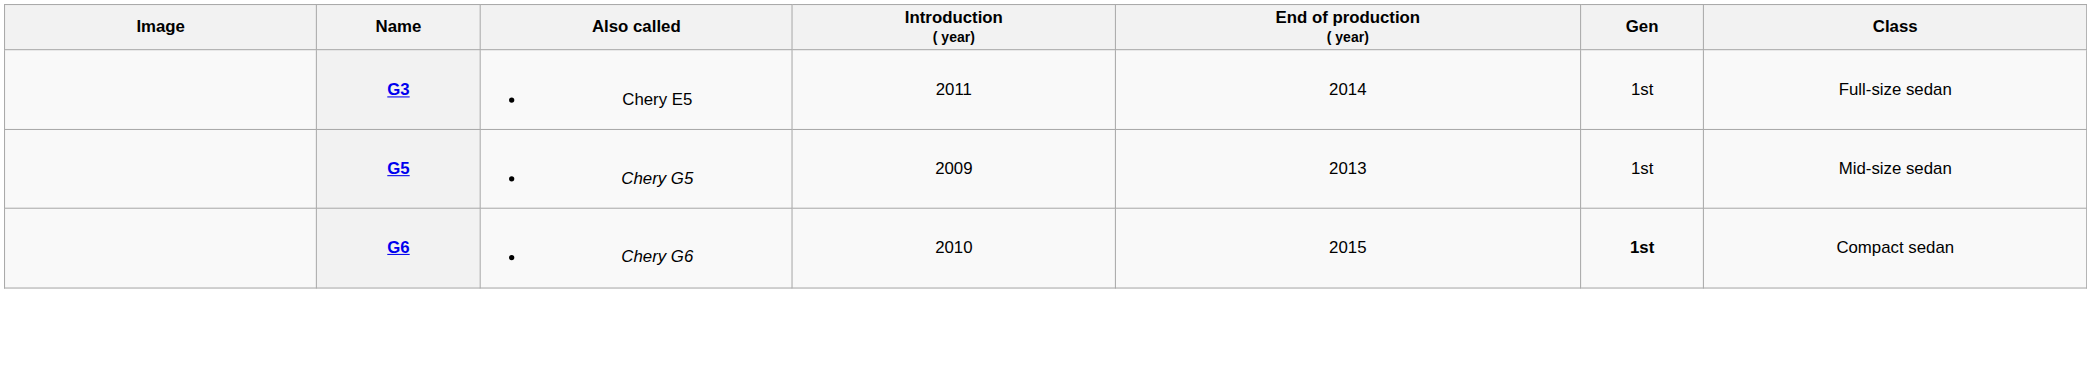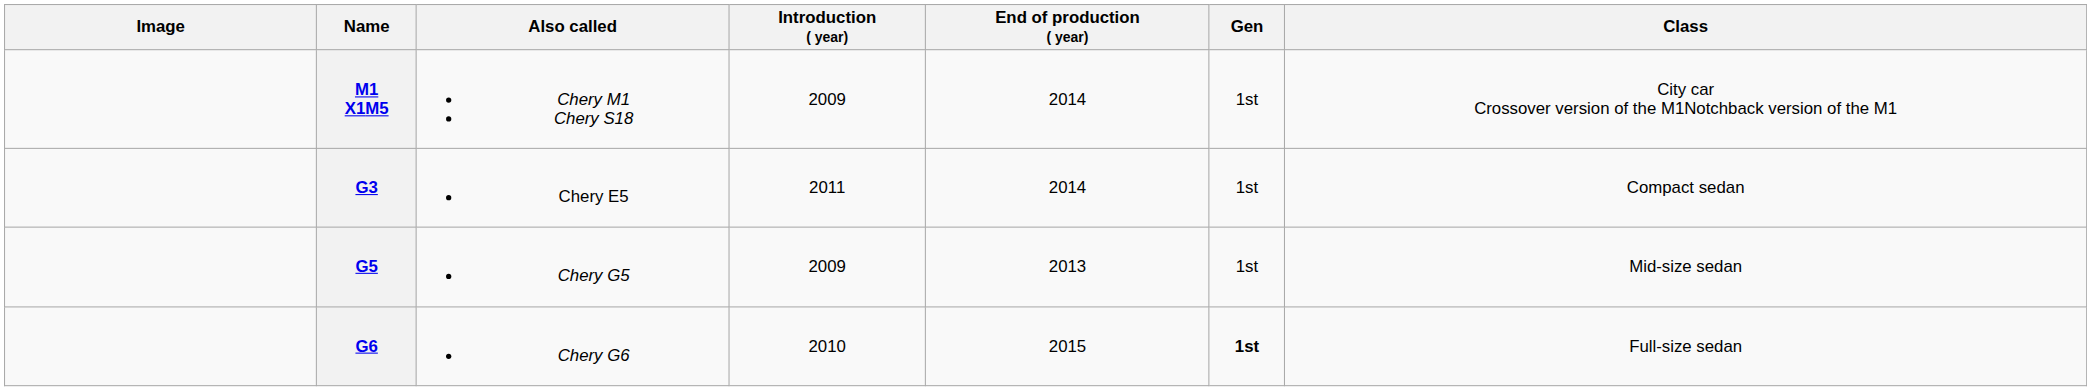+ row: (367, 99)
(1895, 89) Full-size sedan -> (1686, 187) Compact sedan
(1895, 247) Compact sedan -> (1686, 345) Full-size sedan
